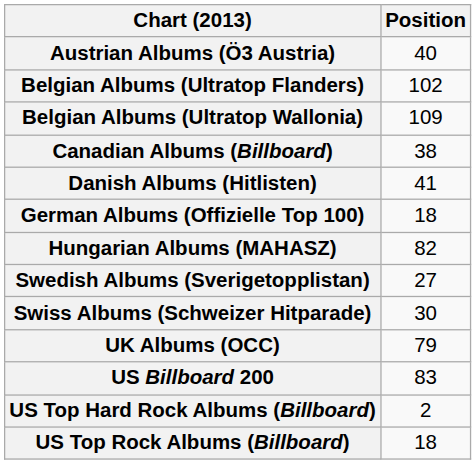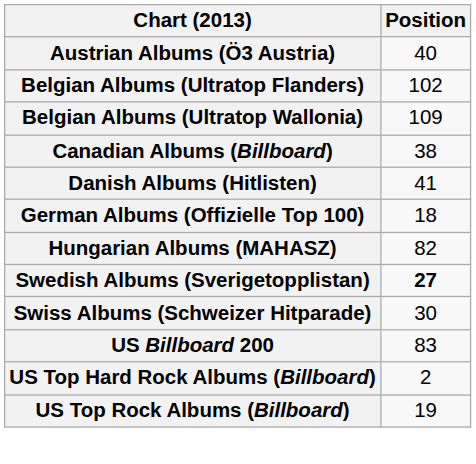(426, 280) normal -> (426, 280) bold
- row: (193, 345)
(426, 442) 18 -> (426, 410) 19
